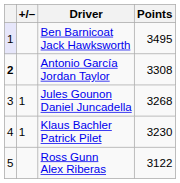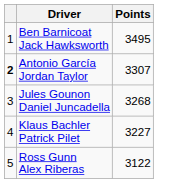- column: (27, 14)
(10, 38) lavender background -> (10, 38) no background
(160, 70) 3308 -> (138, 70) 3307
(160, 132) 3230 -> (138, 132) 3227
